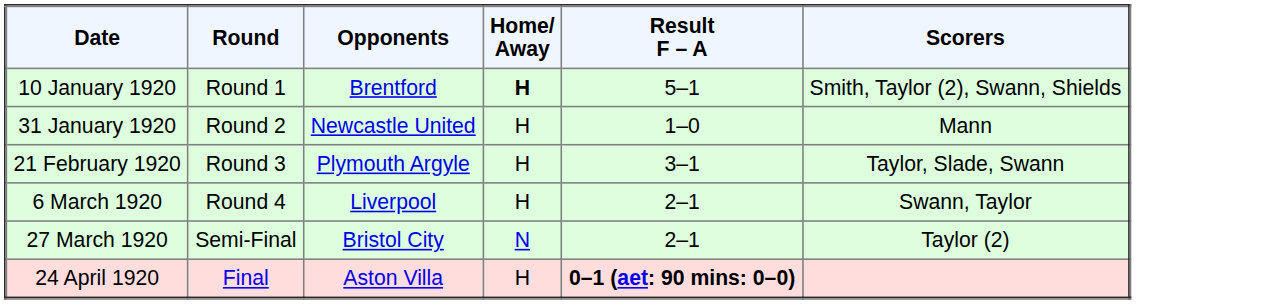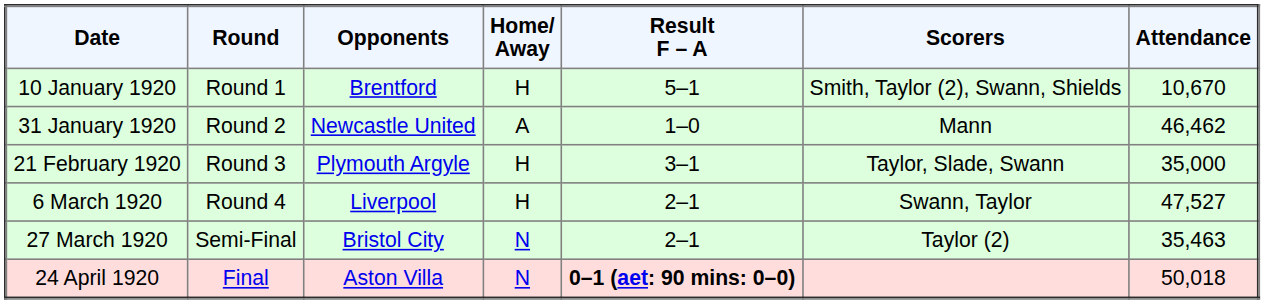+ column: (1193, 37)
(522, 87) bold -> (522, 87) normal
(522, 126) H -> (522, 126) A
(522, 278) H -> (522, 278) N
